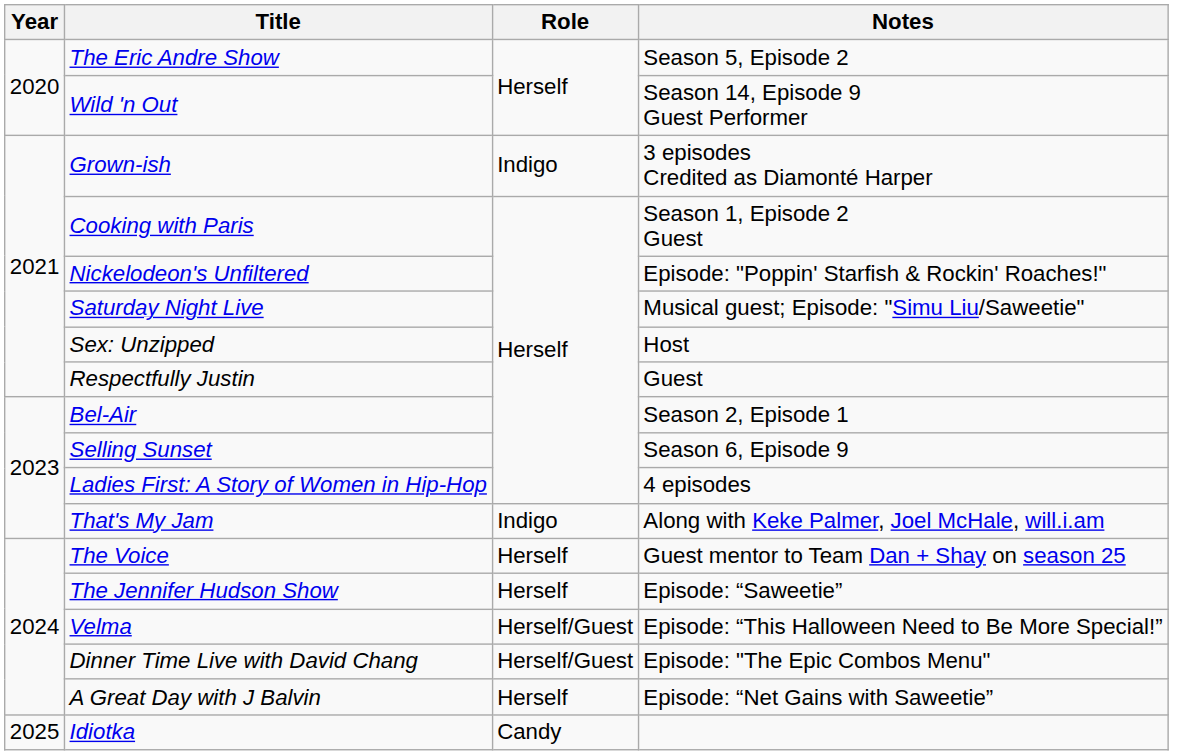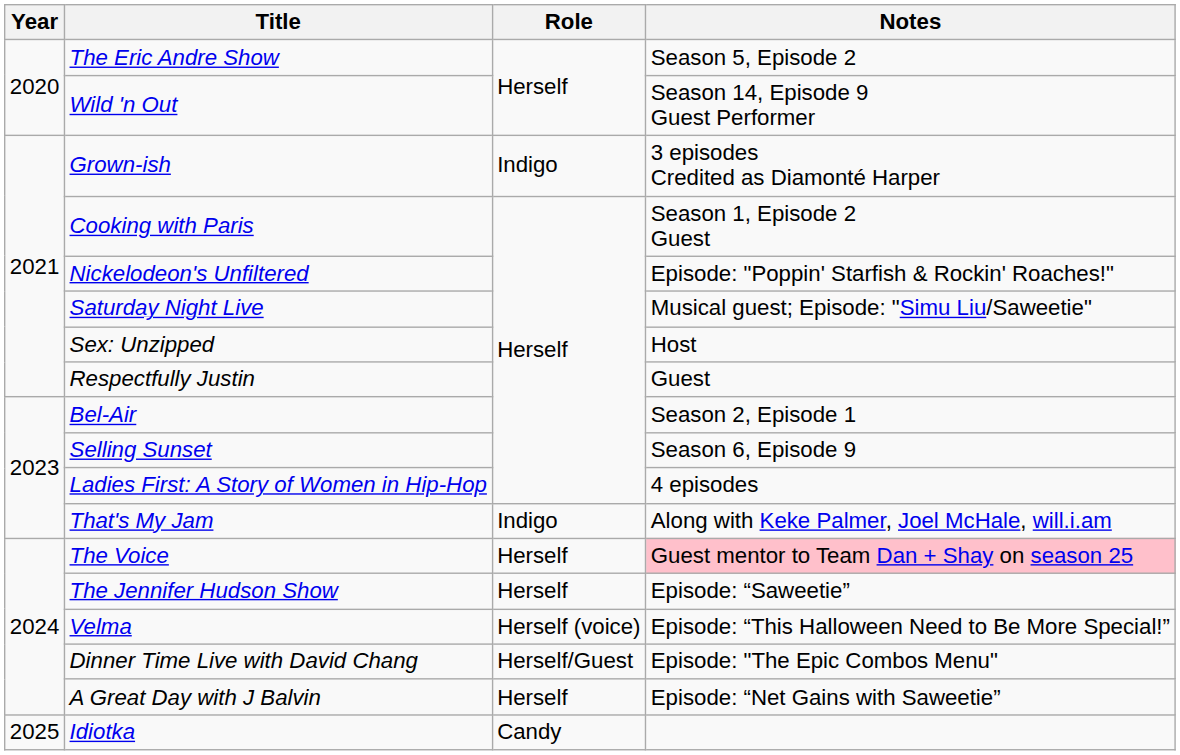(885, 555) no background -> (892, 555) pink background
(565, 626) Herself/Guest -> (569, 626) Herself (voice)
